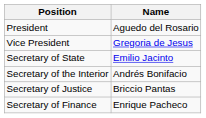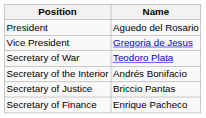+ row: (43, 58)
- row: (46, 58)
